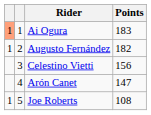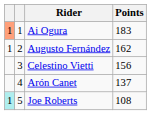(123, 47) 182 -> (123, 47) 162
(123, 82) 147 -> (123, 82) 137
(10, 100) no background -> (10, 100) paleturquoise background
